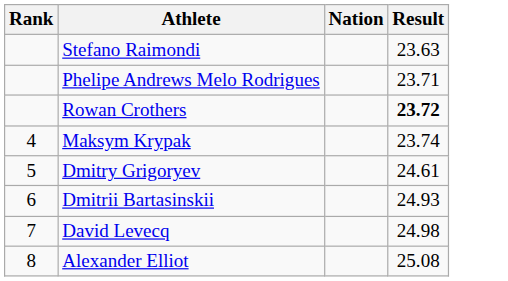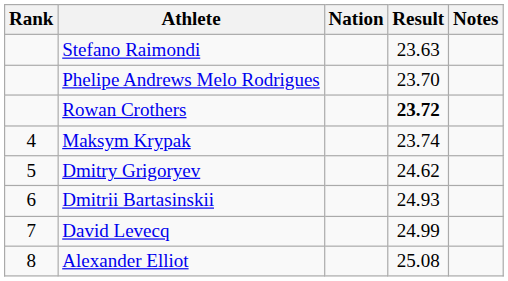+ column: (476, 19)
(418, 79) 23.71 -> (418, 79) 23.70
(418, 170) 24.61 -> (418, 170) 24.62
(418, 230) 24.98 -> (418, 230) 24.99
